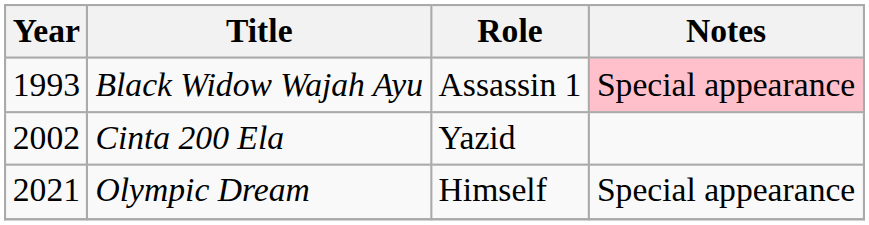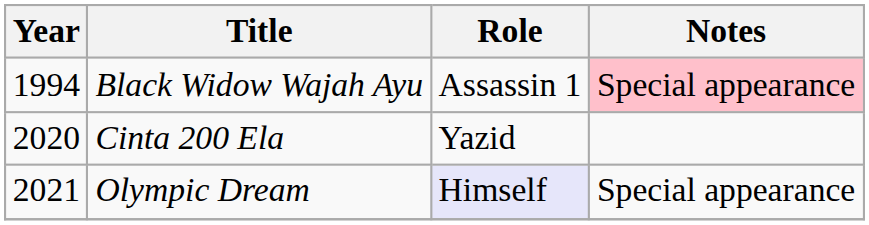(46, 84) 1993 -> (46, 84) 1994
(46, 137) 2002 -> (46, 137) 2020
(493, 191) no background -> (493, 191) lavender background
